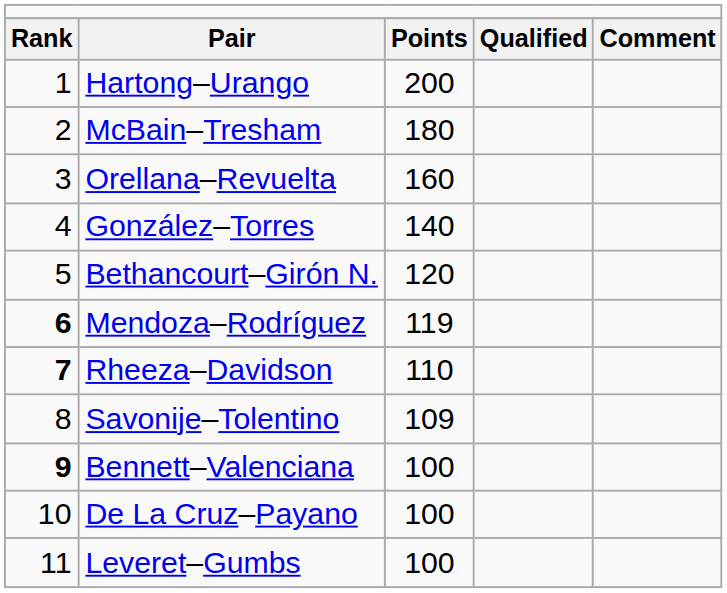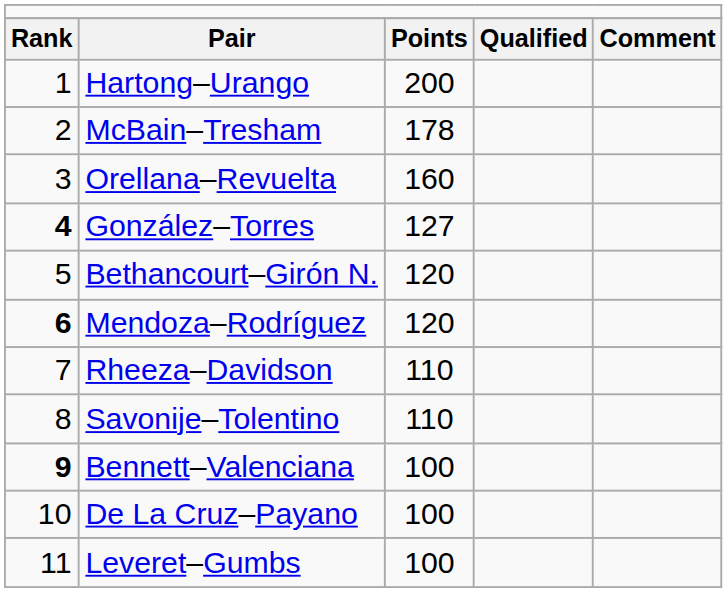(429, 130) 180 -> (429, 130) 178
(63, 226) normal -> (63, 226) bold
(429, 226) 140 -> (429, 226) 127
(429, 322) 119 -> (429, 322) 120
(63, 370) bold -> (63, 370) normal
(429, 418) 109 -> (429, 418) 110
